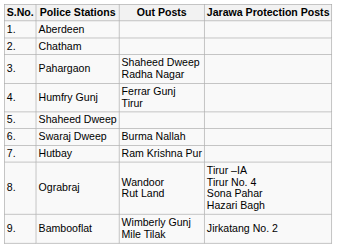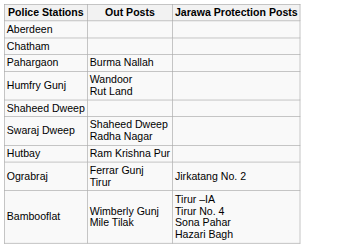- column: (20, 12)
(161, 69) Shaheed Dweep Radha Nagar -> (122, 63) Burma Nallah
(149, 97) Ferrar Gunj Tirur -> (111, 85) Wandoor Rut Land
(154, 137) Burma Nallah -> (129, 131) Shaheed Dweep Radha Nagar
(143, 188) Wandoor Rut Land -> (117, 176) Ferrar Gunj Tirur
(236, 188) Tirur –IA Tirur No. 4 Sona Pahar Hazari Bagh -> (211, 176) Jirkatang No. 2
(242, 228) Jirkatang No. 2 -> (204, 217) Tirur –IA Tirur No. 4 Sona Pahar Hazari Bagh
